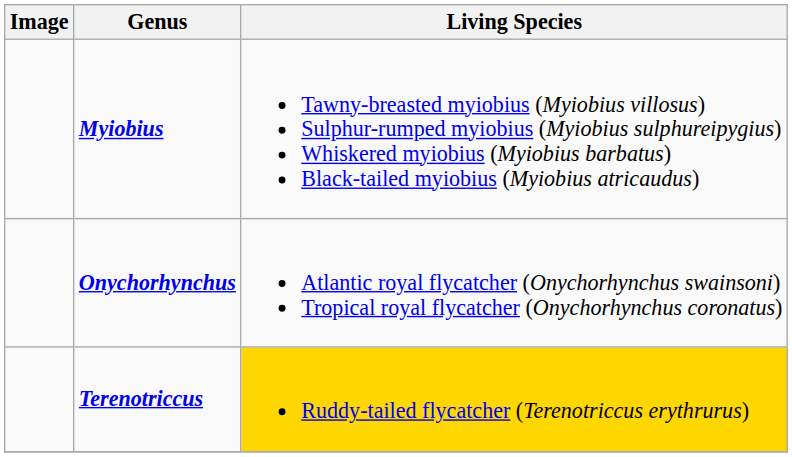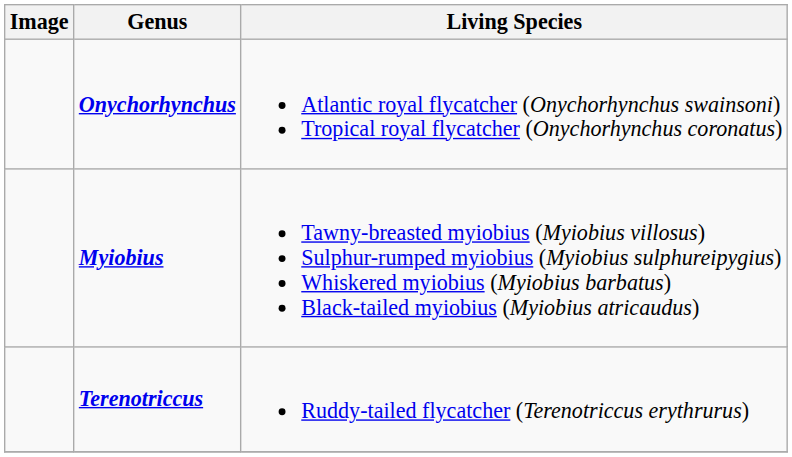rows swapped: (157, 282) <-> (121, 128)
(514, 412) gold background -> (514, 412) no background
